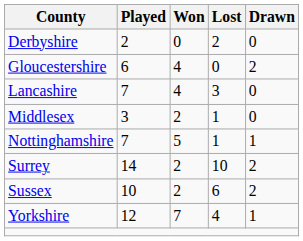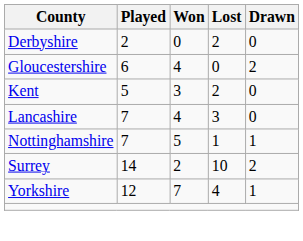+ row: (23, 91)
- row: (41, 116)
- row: (30, 191)
